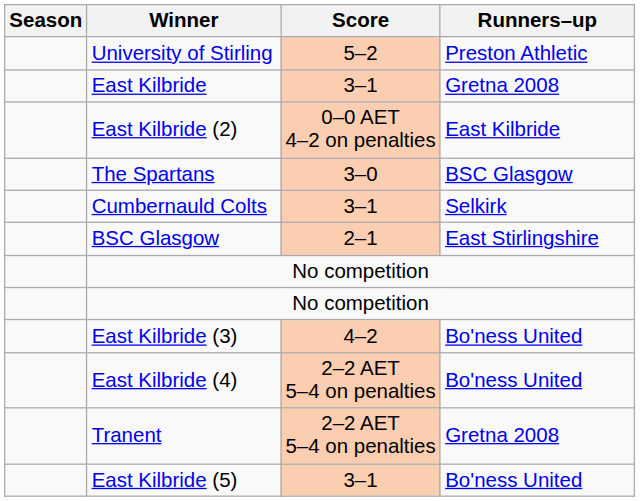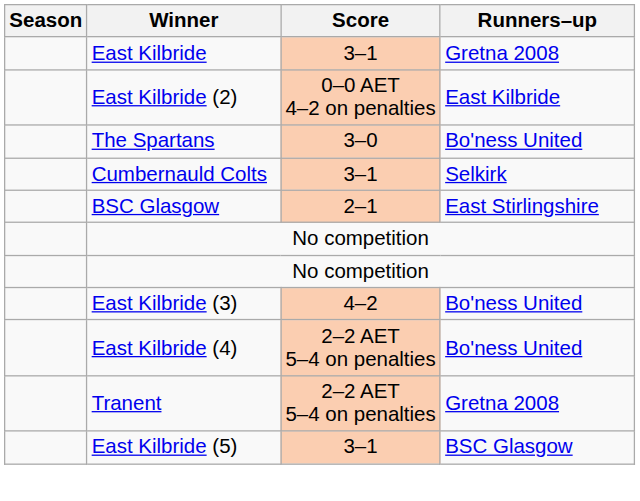- row: (182, 53)
(509, 173) BSC Glasgow -> (514, 141) Bo'ness United
(514, 479) Bo'ness United -> (509, 447) BSC Glasgow
